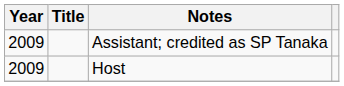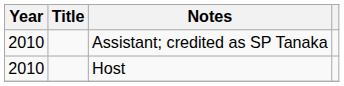(26, 42) 2009 -> (26, 42) 2010
(26, 68) 2009 -> (26, 68) 2010
